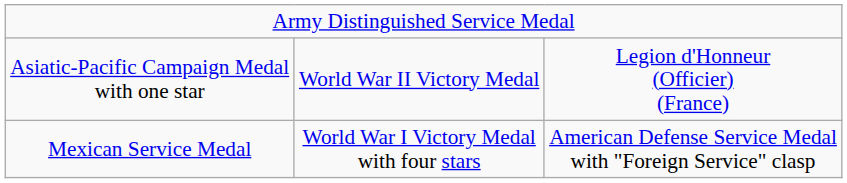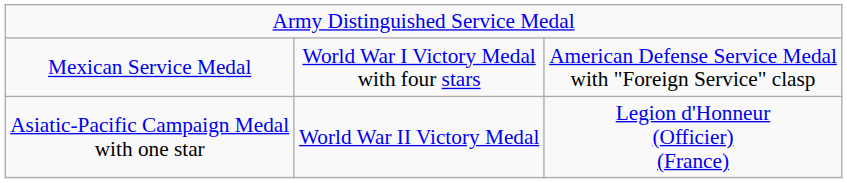rows swapped: (150, 148) <-> (150, 79)
